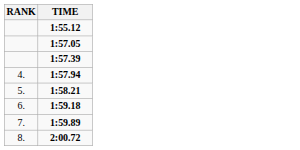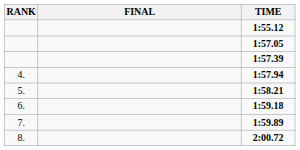+ column: (140, 12)
